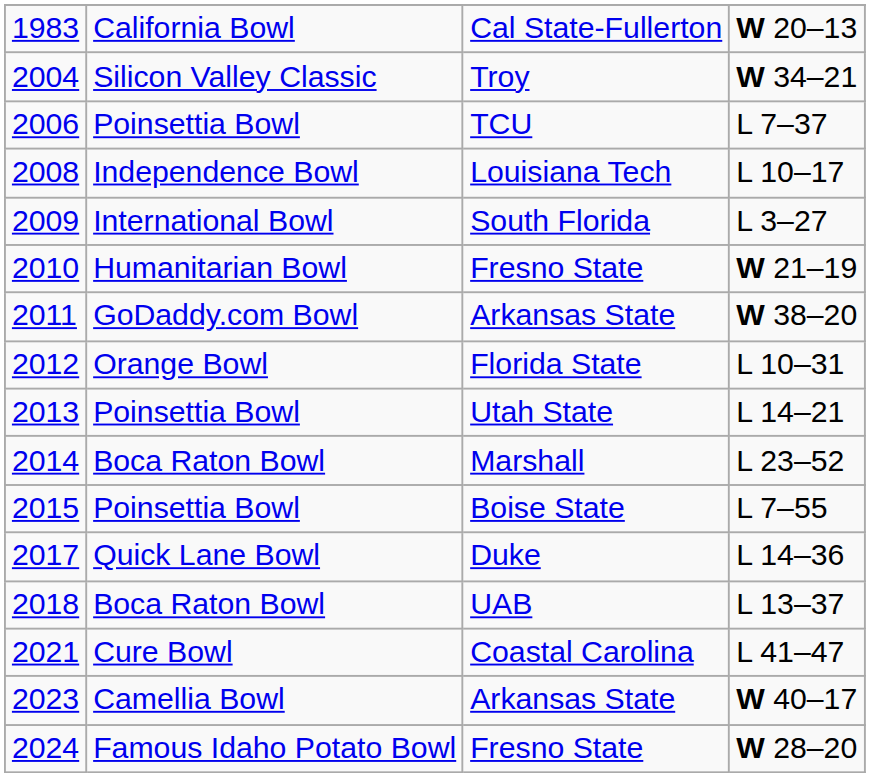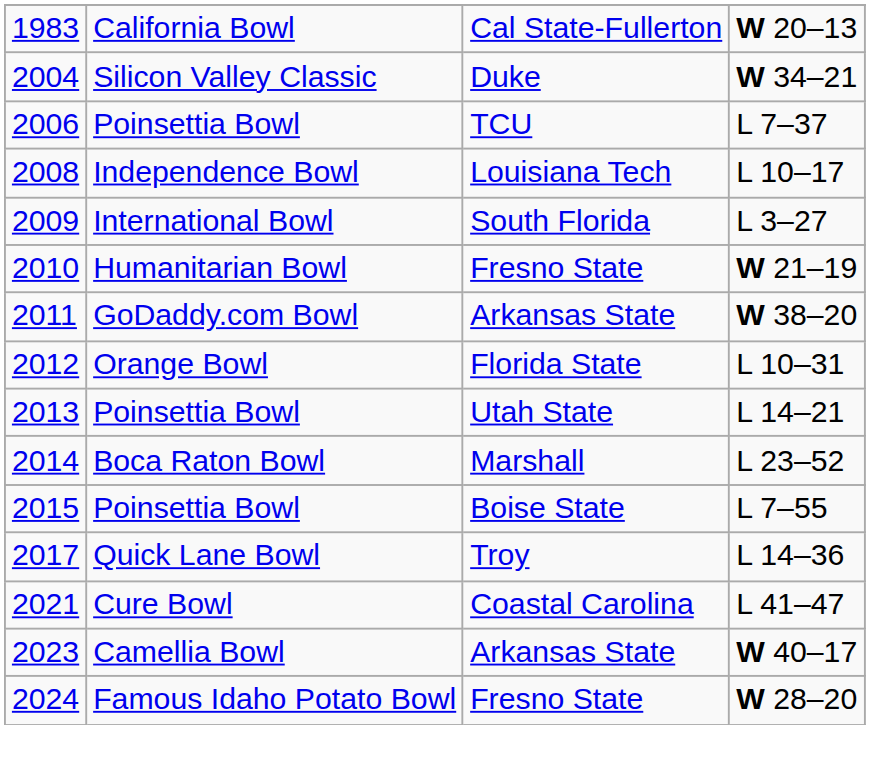(500, 76) Troy -> (505, 76) Duke
(505, 556) Duke -> (500, 556) Troy
- row: (46, 603)
